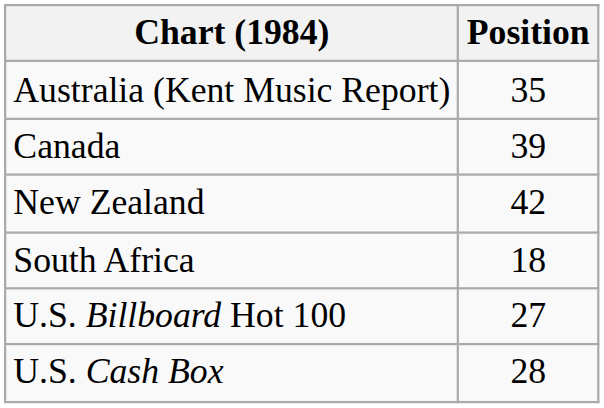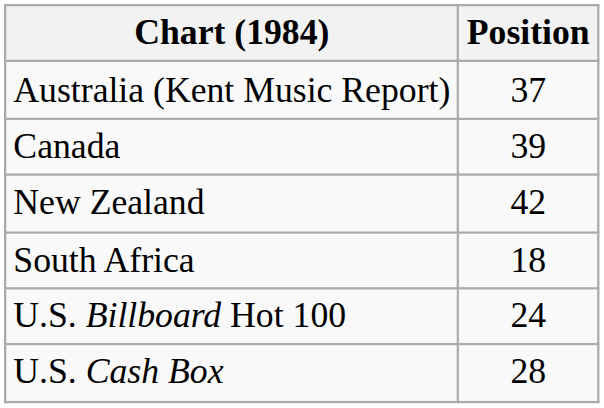(528, 89) 35 -> (528, 89) 37
(528, 315) 27 -> (528, 315) 24
